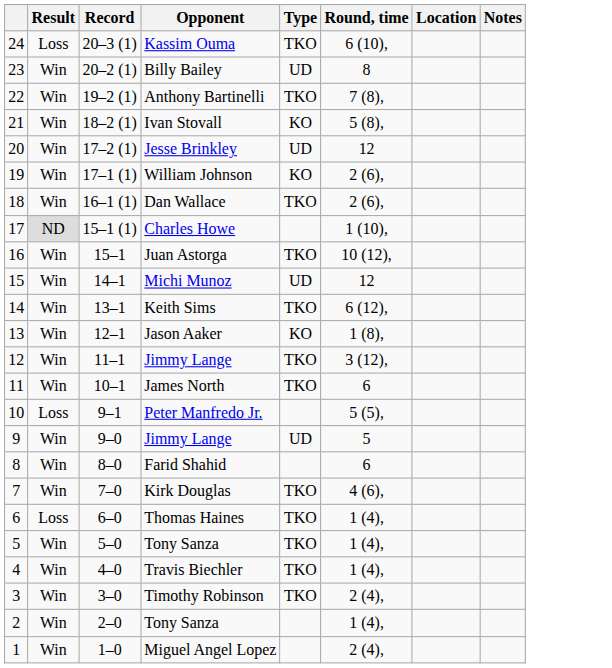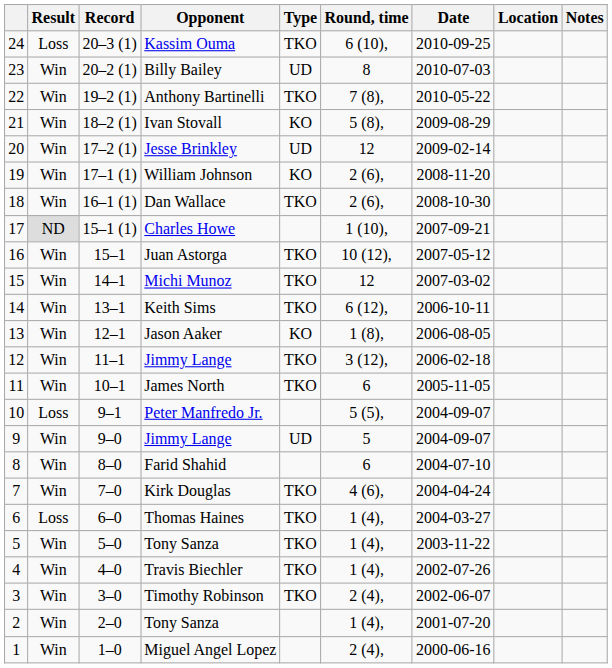+ column: (453, 17)
(300, 281) UD -> (300, 281) TKO
